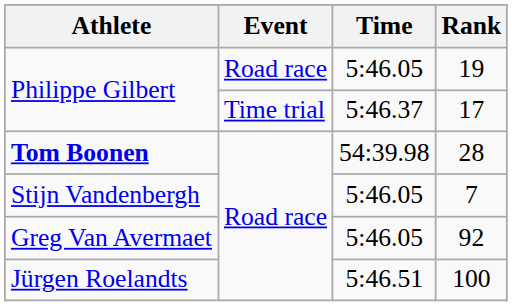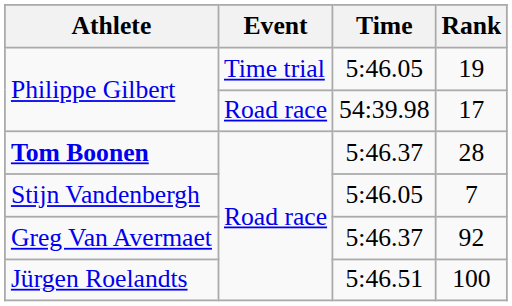(276, 68) Road race -> (274, 68) Time trial
(274, 110) Time trial -> (276, 110) Road race
(384, 110) 5:46.37 -> (384, 110) 54:39.98
(384, 152) 54:39.98 -> (384, 152) 5:46.37
(384, 237) 5:46.05 -> (384, 237) 5:46.37
